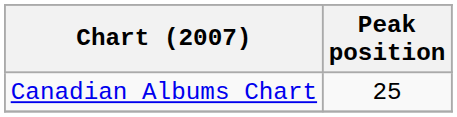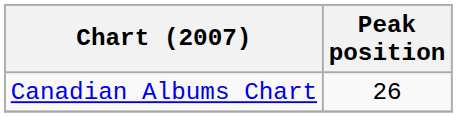(387, 92) 25 -> (387, 92) 26
